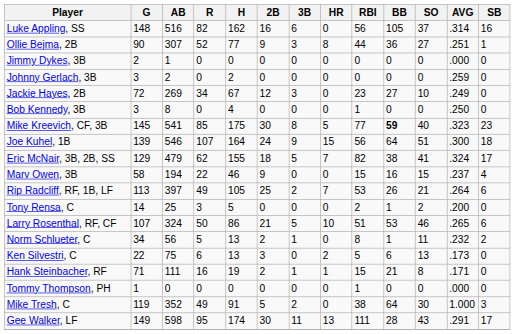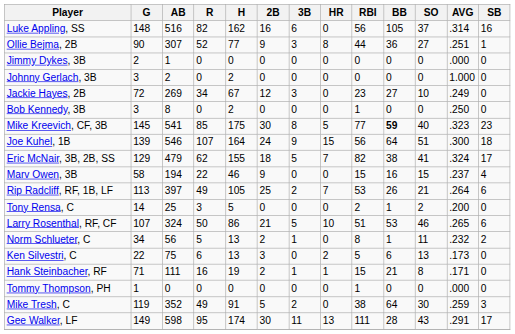(459, 77) .259 -> (462, 77) 1.000
(231, 110) 4 -> (231, 110) 2
(462, 304) 1.000 -> (459, 304) .259
